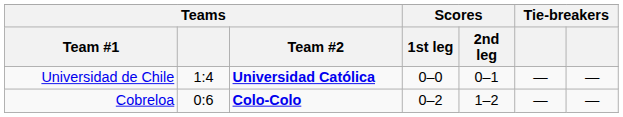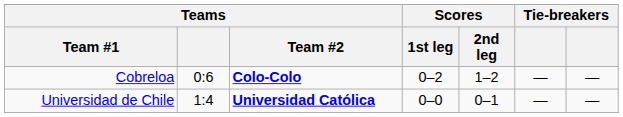rows swapped: (108, 77) <-> (145, 100)
